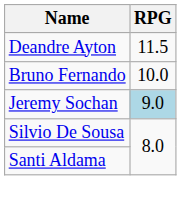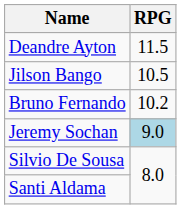+ row: (55, 75)
(153, 75) 10.0 -> (153, 103) 10.2
